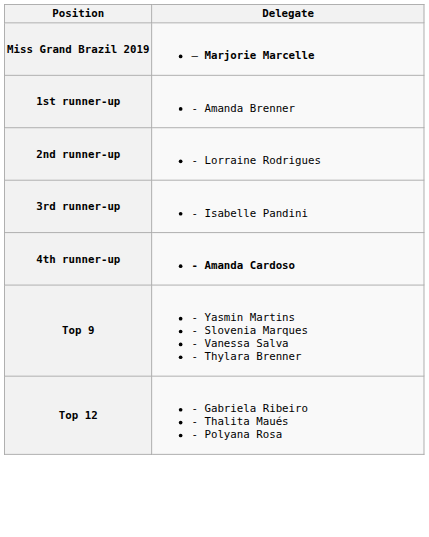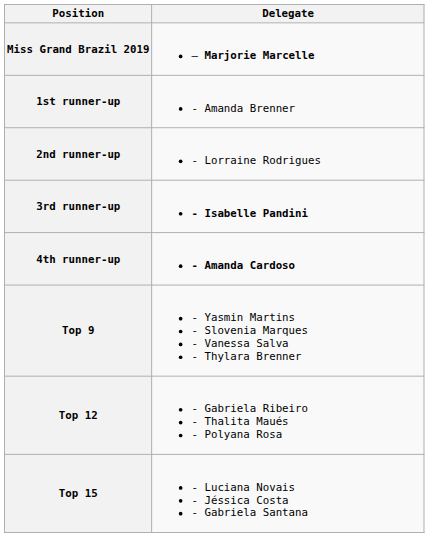(288, 212) normal -> (288, 212) bold
+ row: (78, 493)
